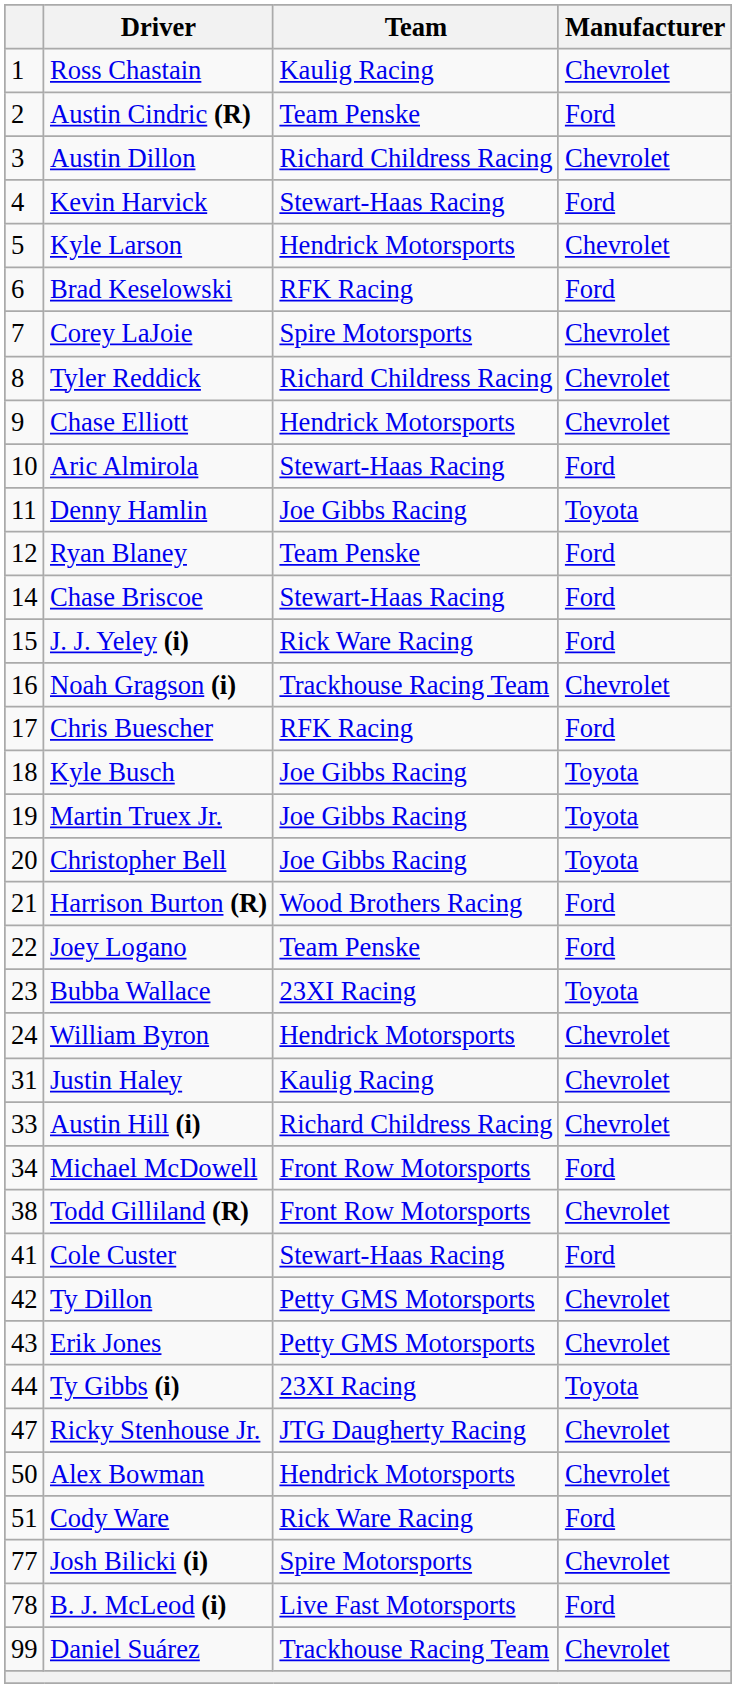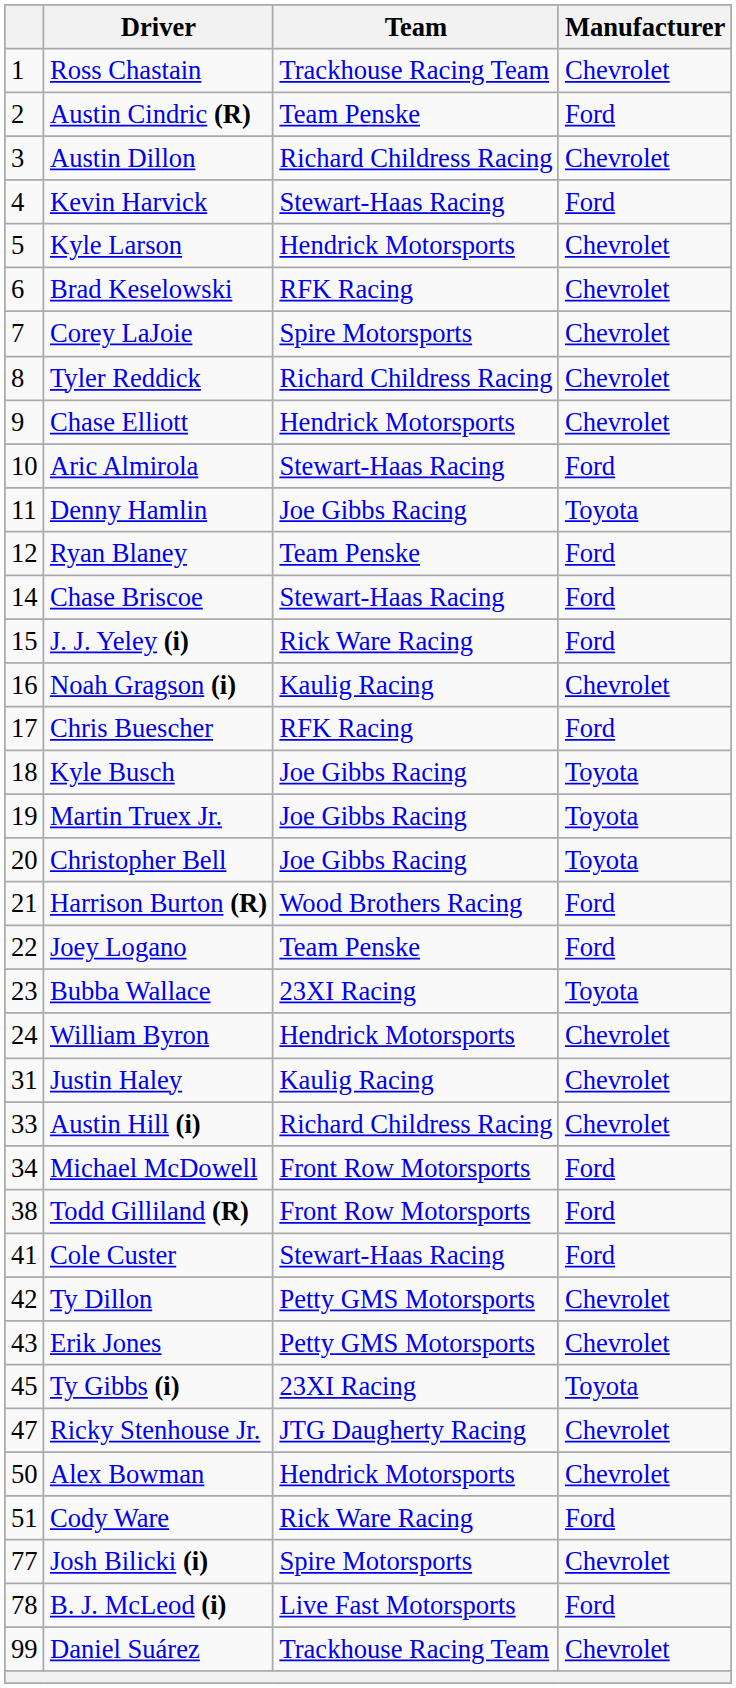(357, 70) Kaulig Racing -> (414, 70) Trackhouse Racing Team
(590, 289) Ford -> (617, 289) Chevrolet
(414, 684) Trackhouse Racing Team -> (357, 684) Kaulig Racing
(617, 1210) Chevrolet -> (590, 1210) Ford
(24, 1386) 44 -> (24, 1386) 45
